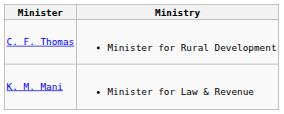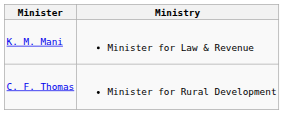rows swapped: (35, 87) <-> (40, 42)
